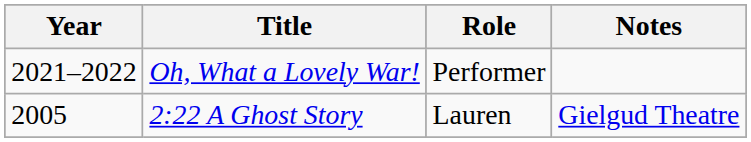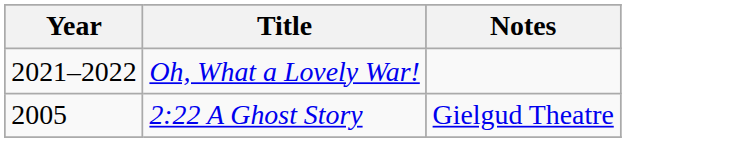- column: (489, 26)
